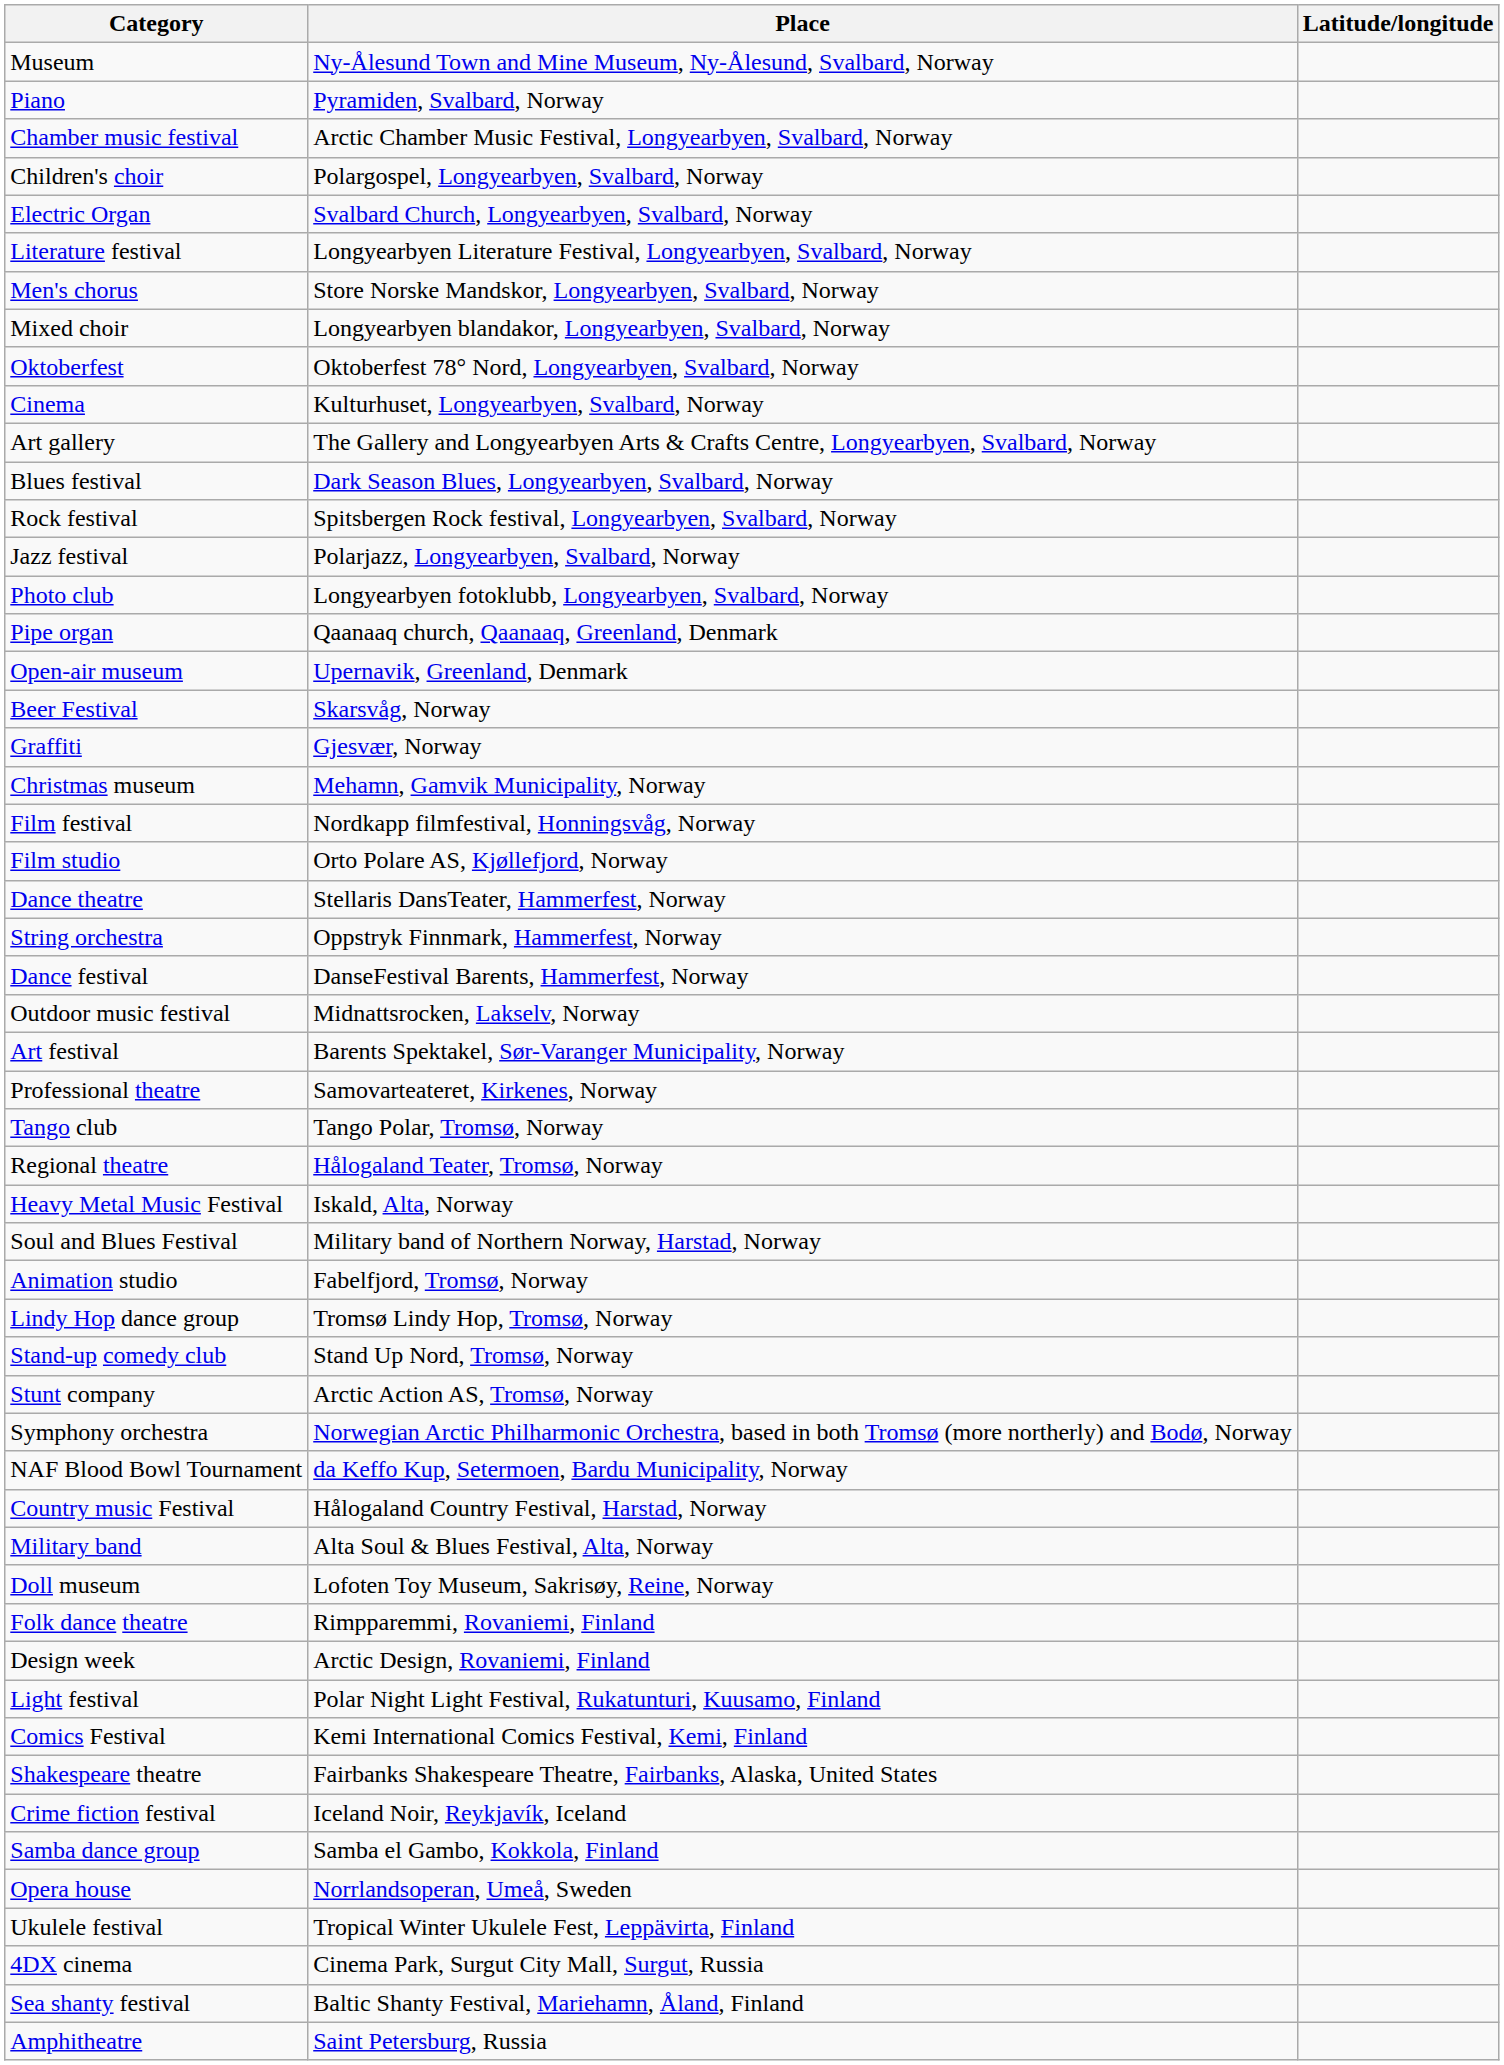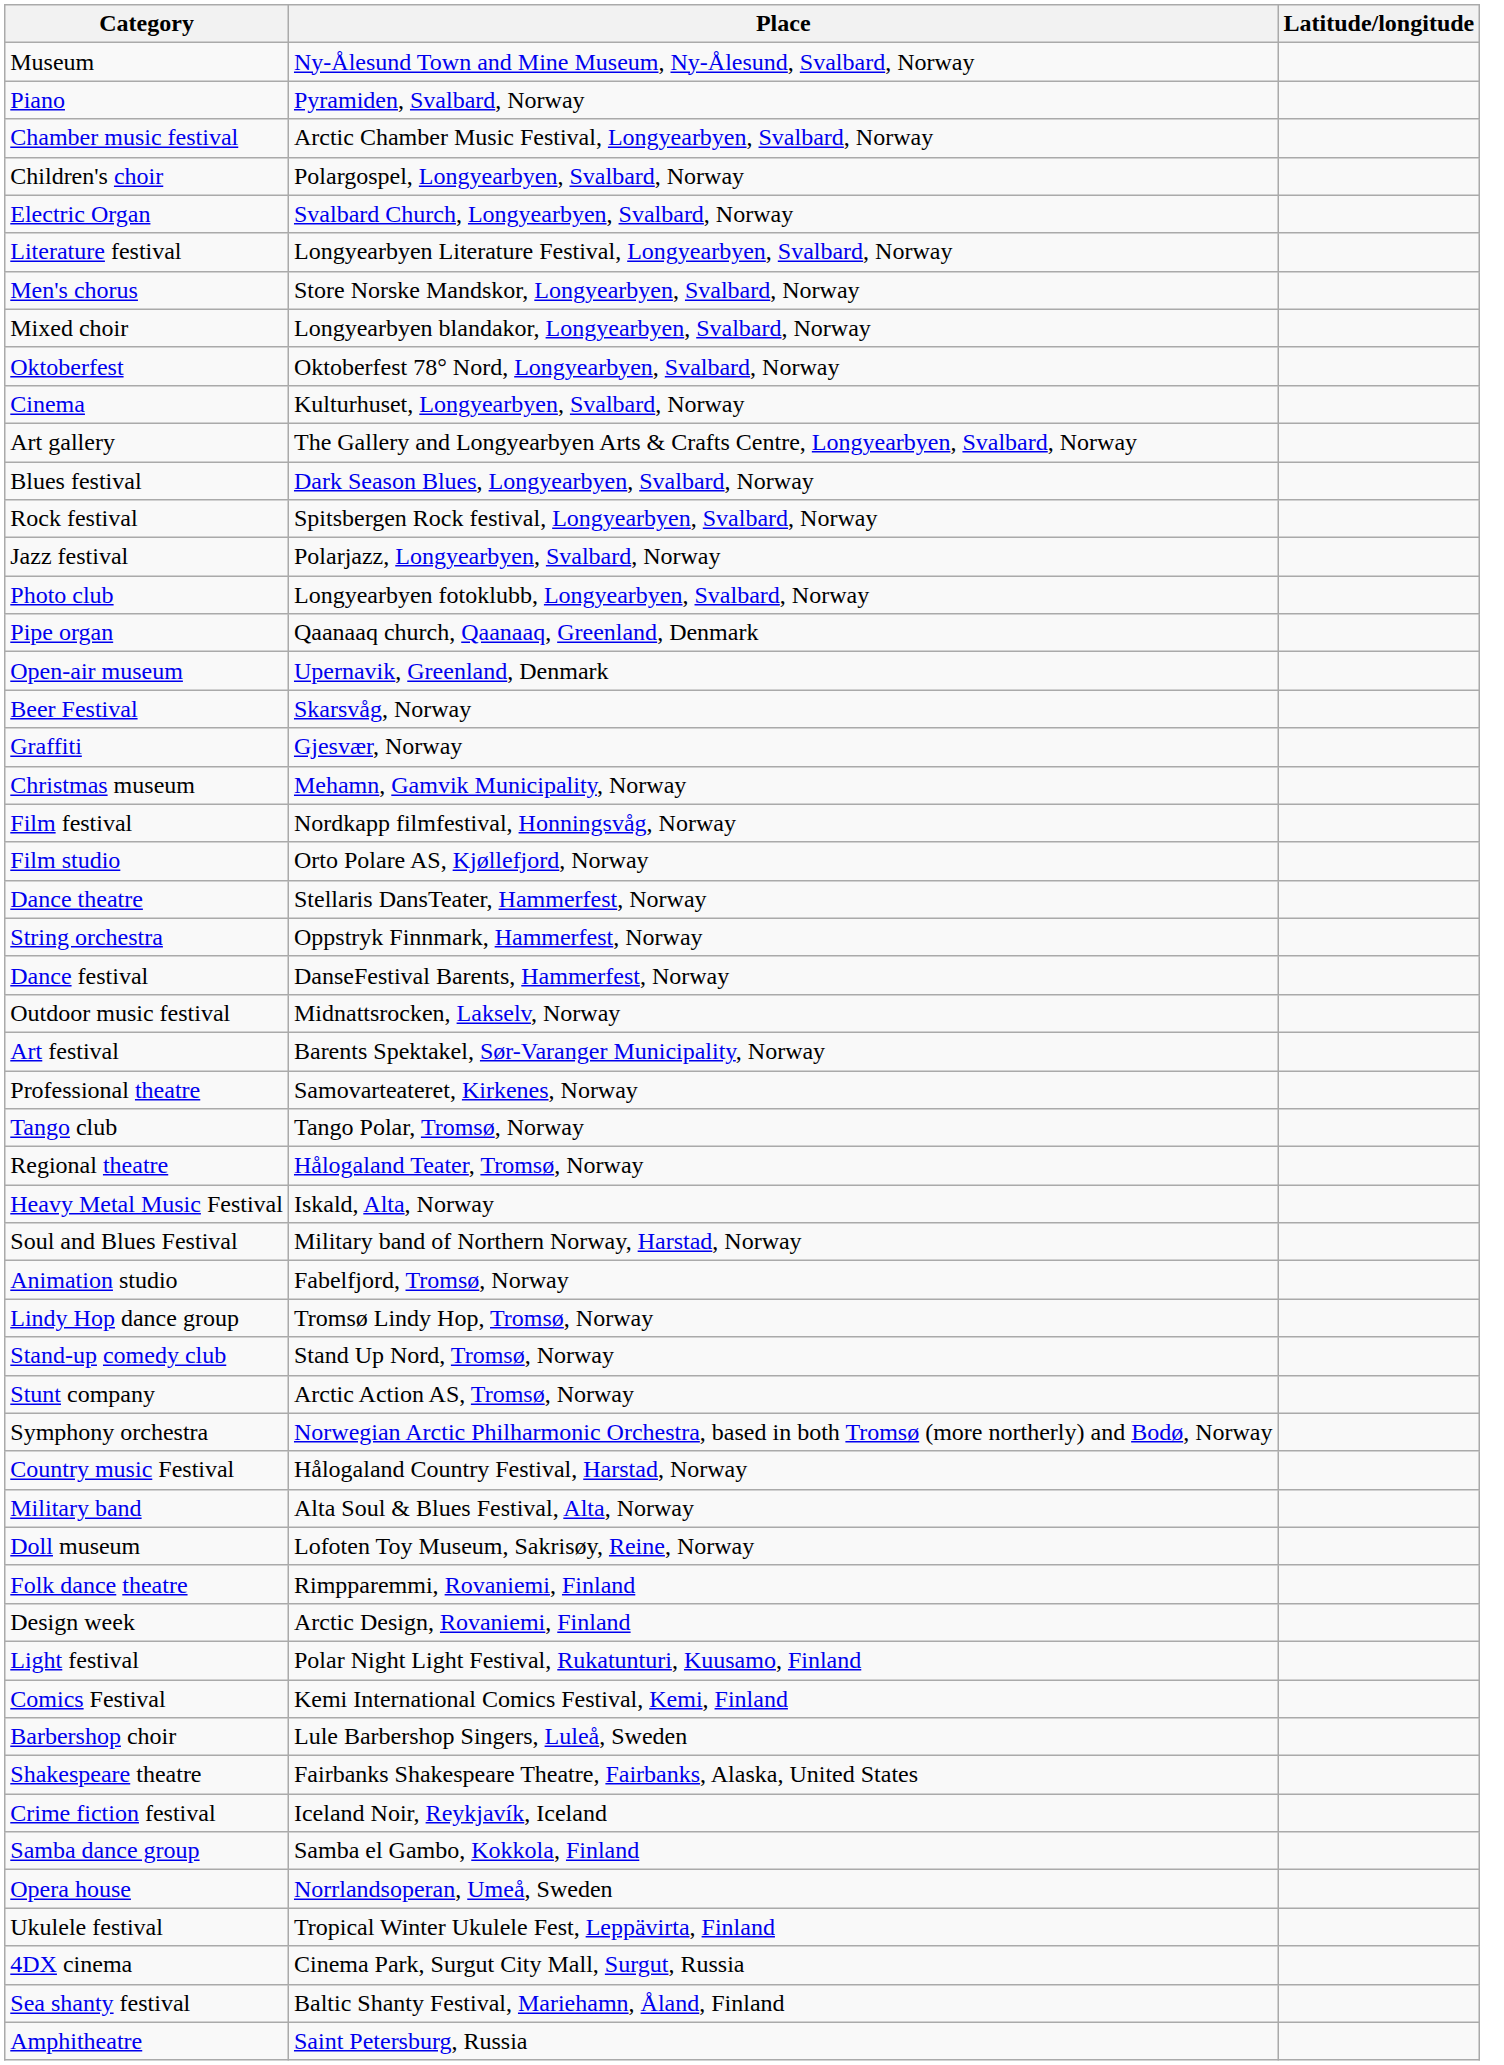- row: (156, 1469)
+ row: (93, 1736)
